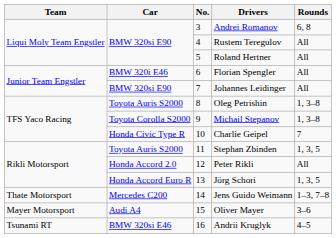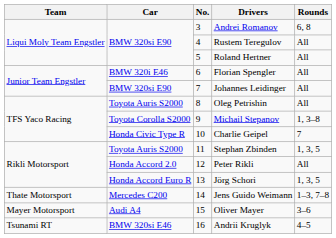(308, 103) 1, 3–8 -> (303, 103) All
